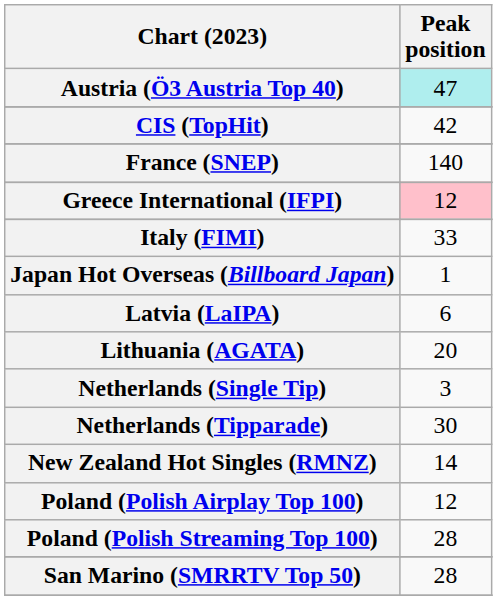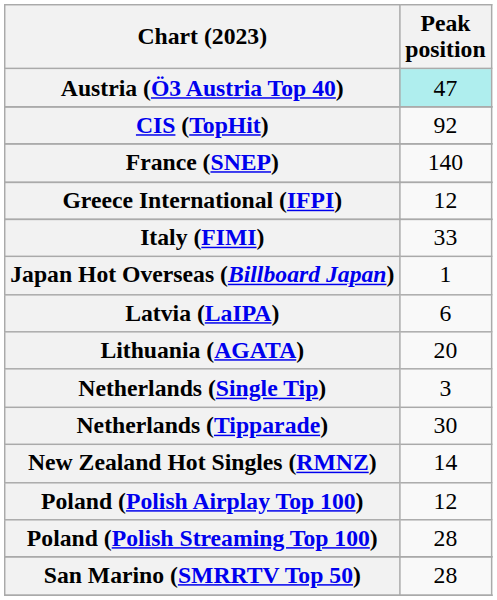(445, 125) 42 -> (445, 125) 92
(445, 200) pink background -> (445, 200) no background
